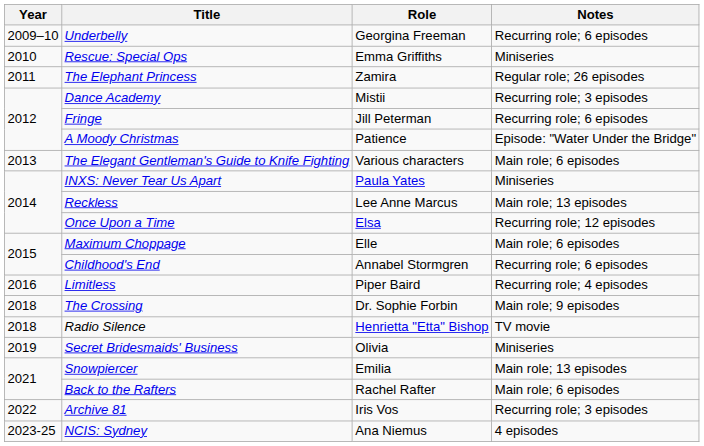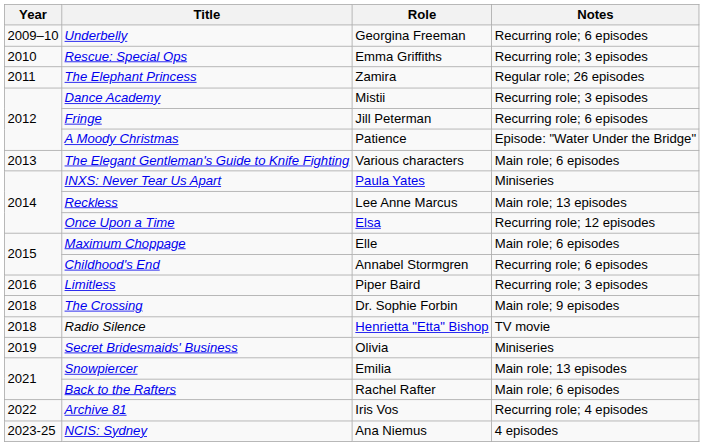(524, 56) Miniseries -> (571, 56) Recurring role; 3 episodes
(571, 285) Recurring role; 4 episodes -> (571, 285) Recurring role; 3 episodes
(571, 410) Recurring role; 3 episodes -> (571, 410) Recurring role; 4 episodes
